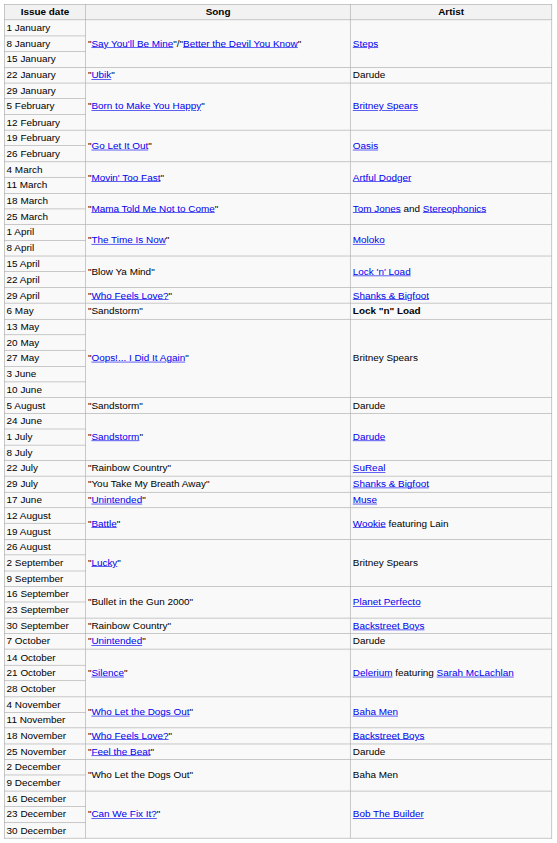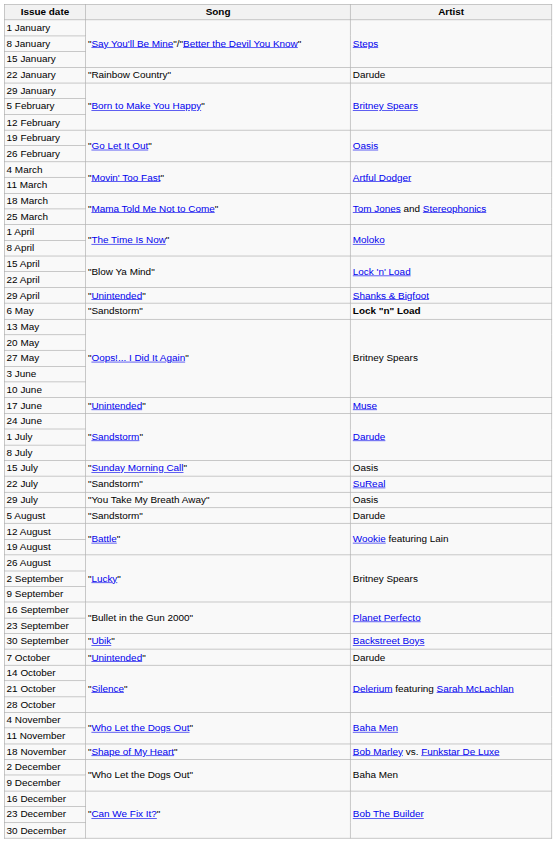(101, 75) "Ubik" -> (129, 75) "Rainbow Country"
(130, 295) "Who Feels Love?" -> (117, 295) "Unintended"
rows swapped: (24, 500) <-> (26, 405)
+ row: (22, 468)
(129, 468) "Rainbow Country" -> (115, 484) "Sandstorm"
(391, 484) Shanks & Bigfoot -> (365, 500) Oasis
(129, 625) "Rainbow Country" -> (101, 641) "Ubik"
(130, 736) "Who Feels Love?" -> (133, 751) "Shape of My Heart"
(389, 736) Backstreet Boys -> (426, 751) Bob Marley vs. Funkstar De Luxe
- row: (36, 751)
